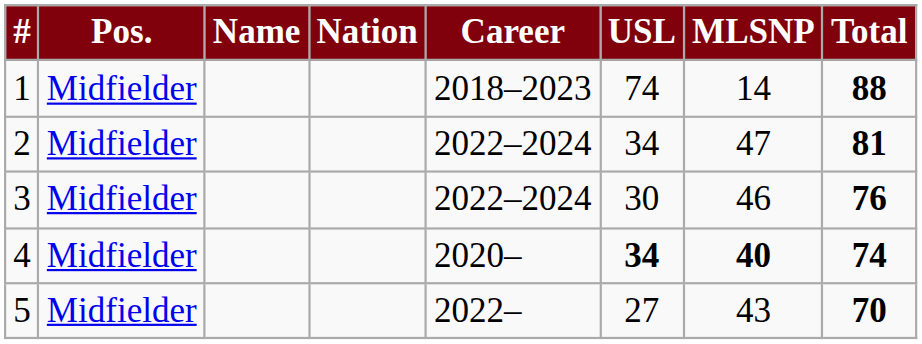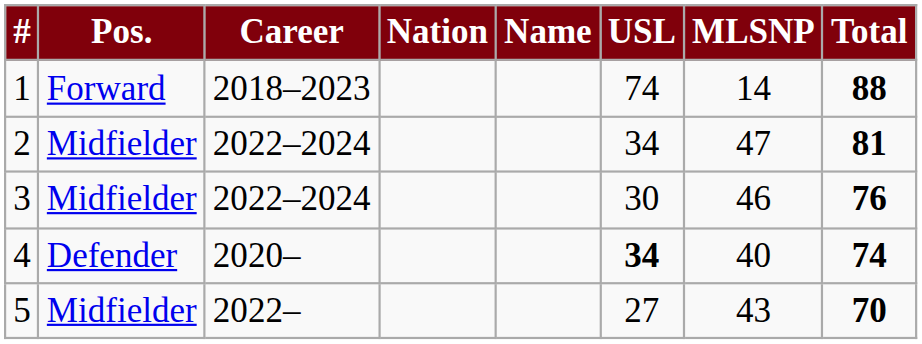columns swapped: (257, 32) <-> (513, 32)
(122, 87) Midfielder -> (106, 87) Forward
(122, 254) Midfielder -> (112, 254) Defender
(753, 254) bold -> (753, 254) normal
